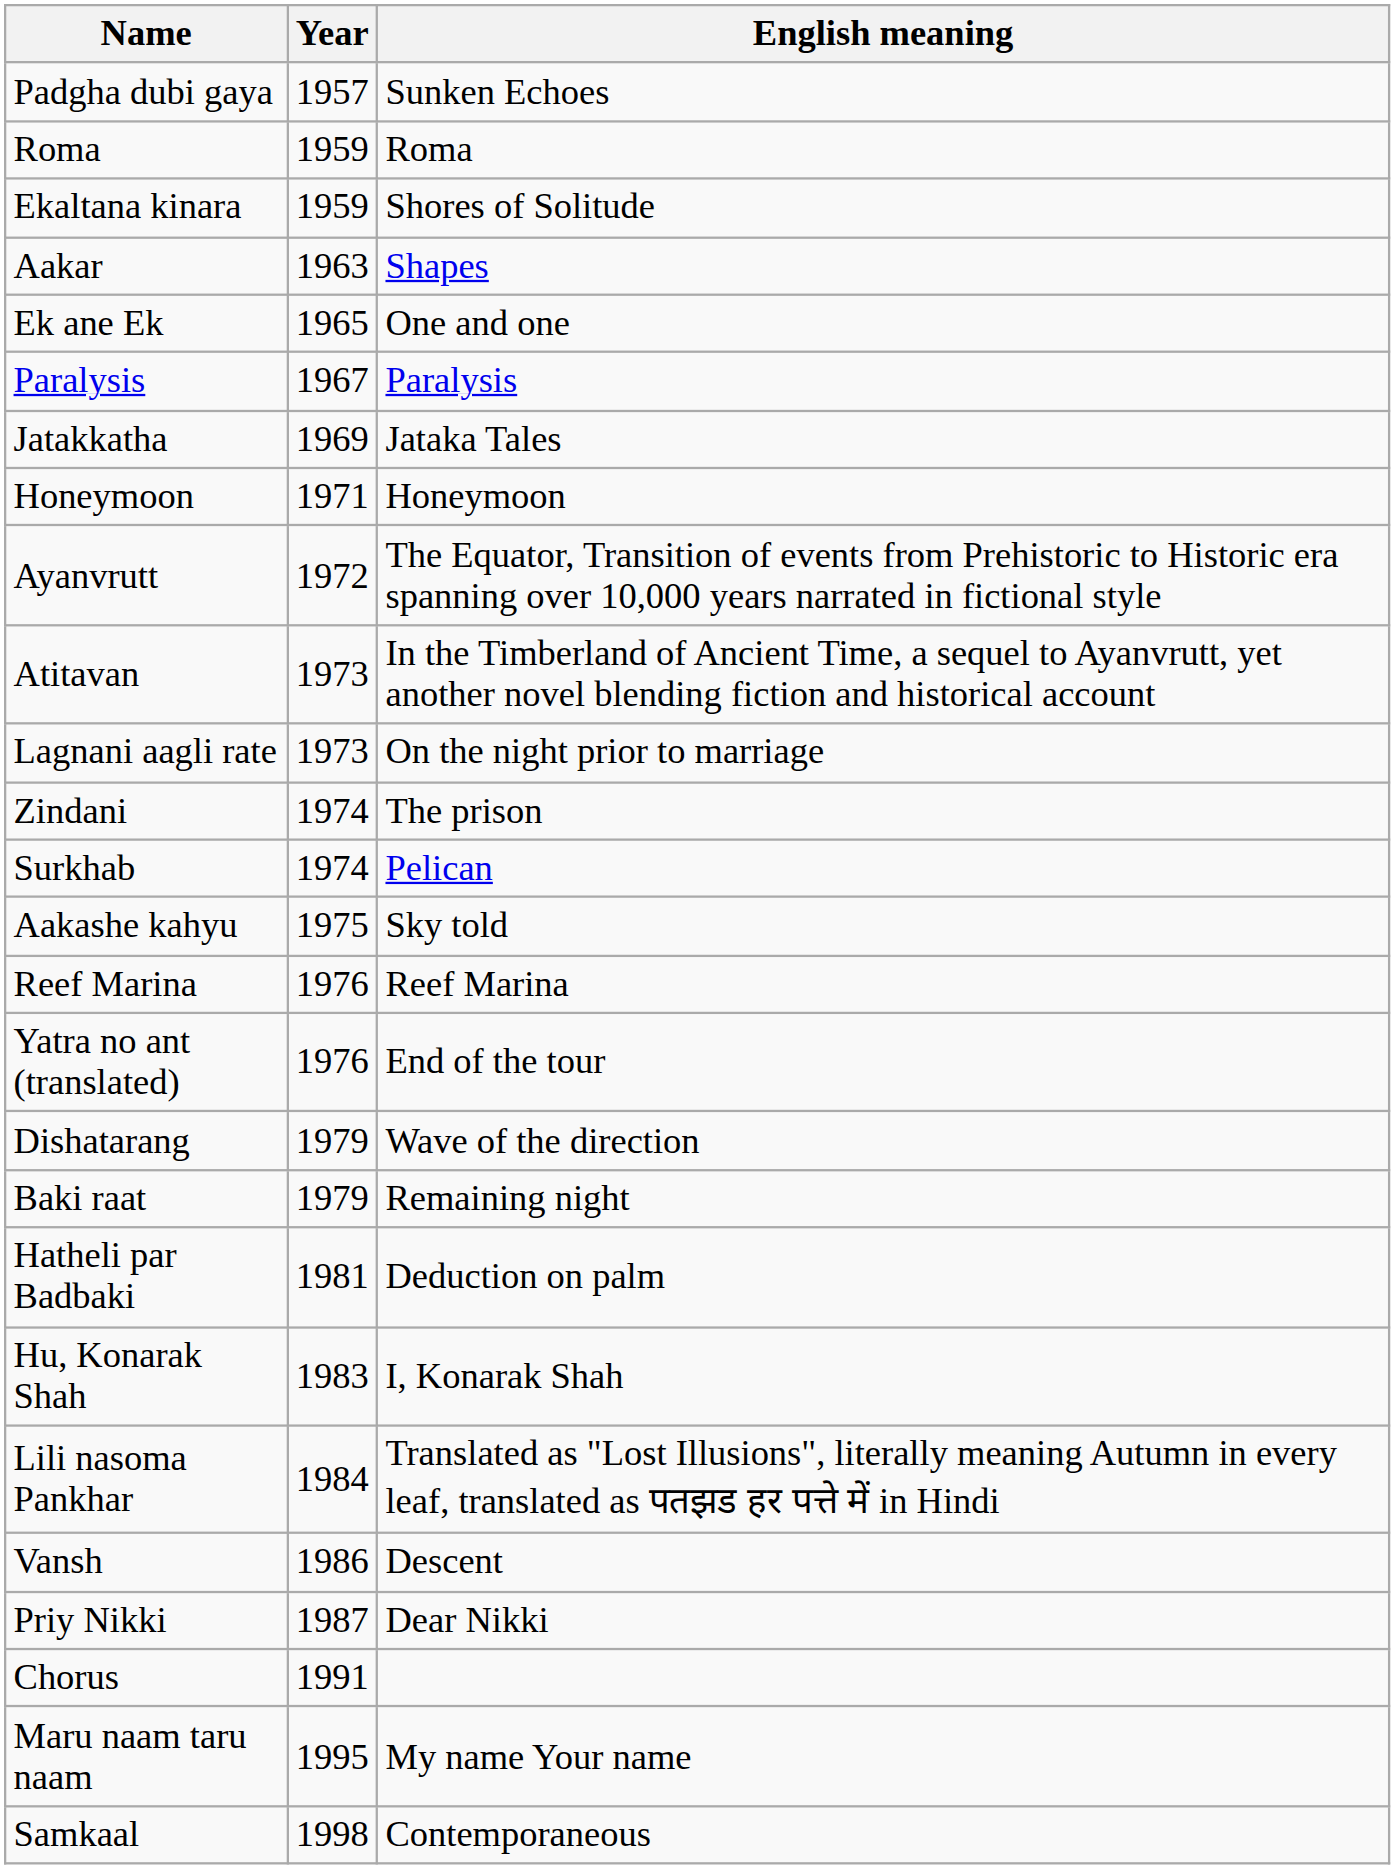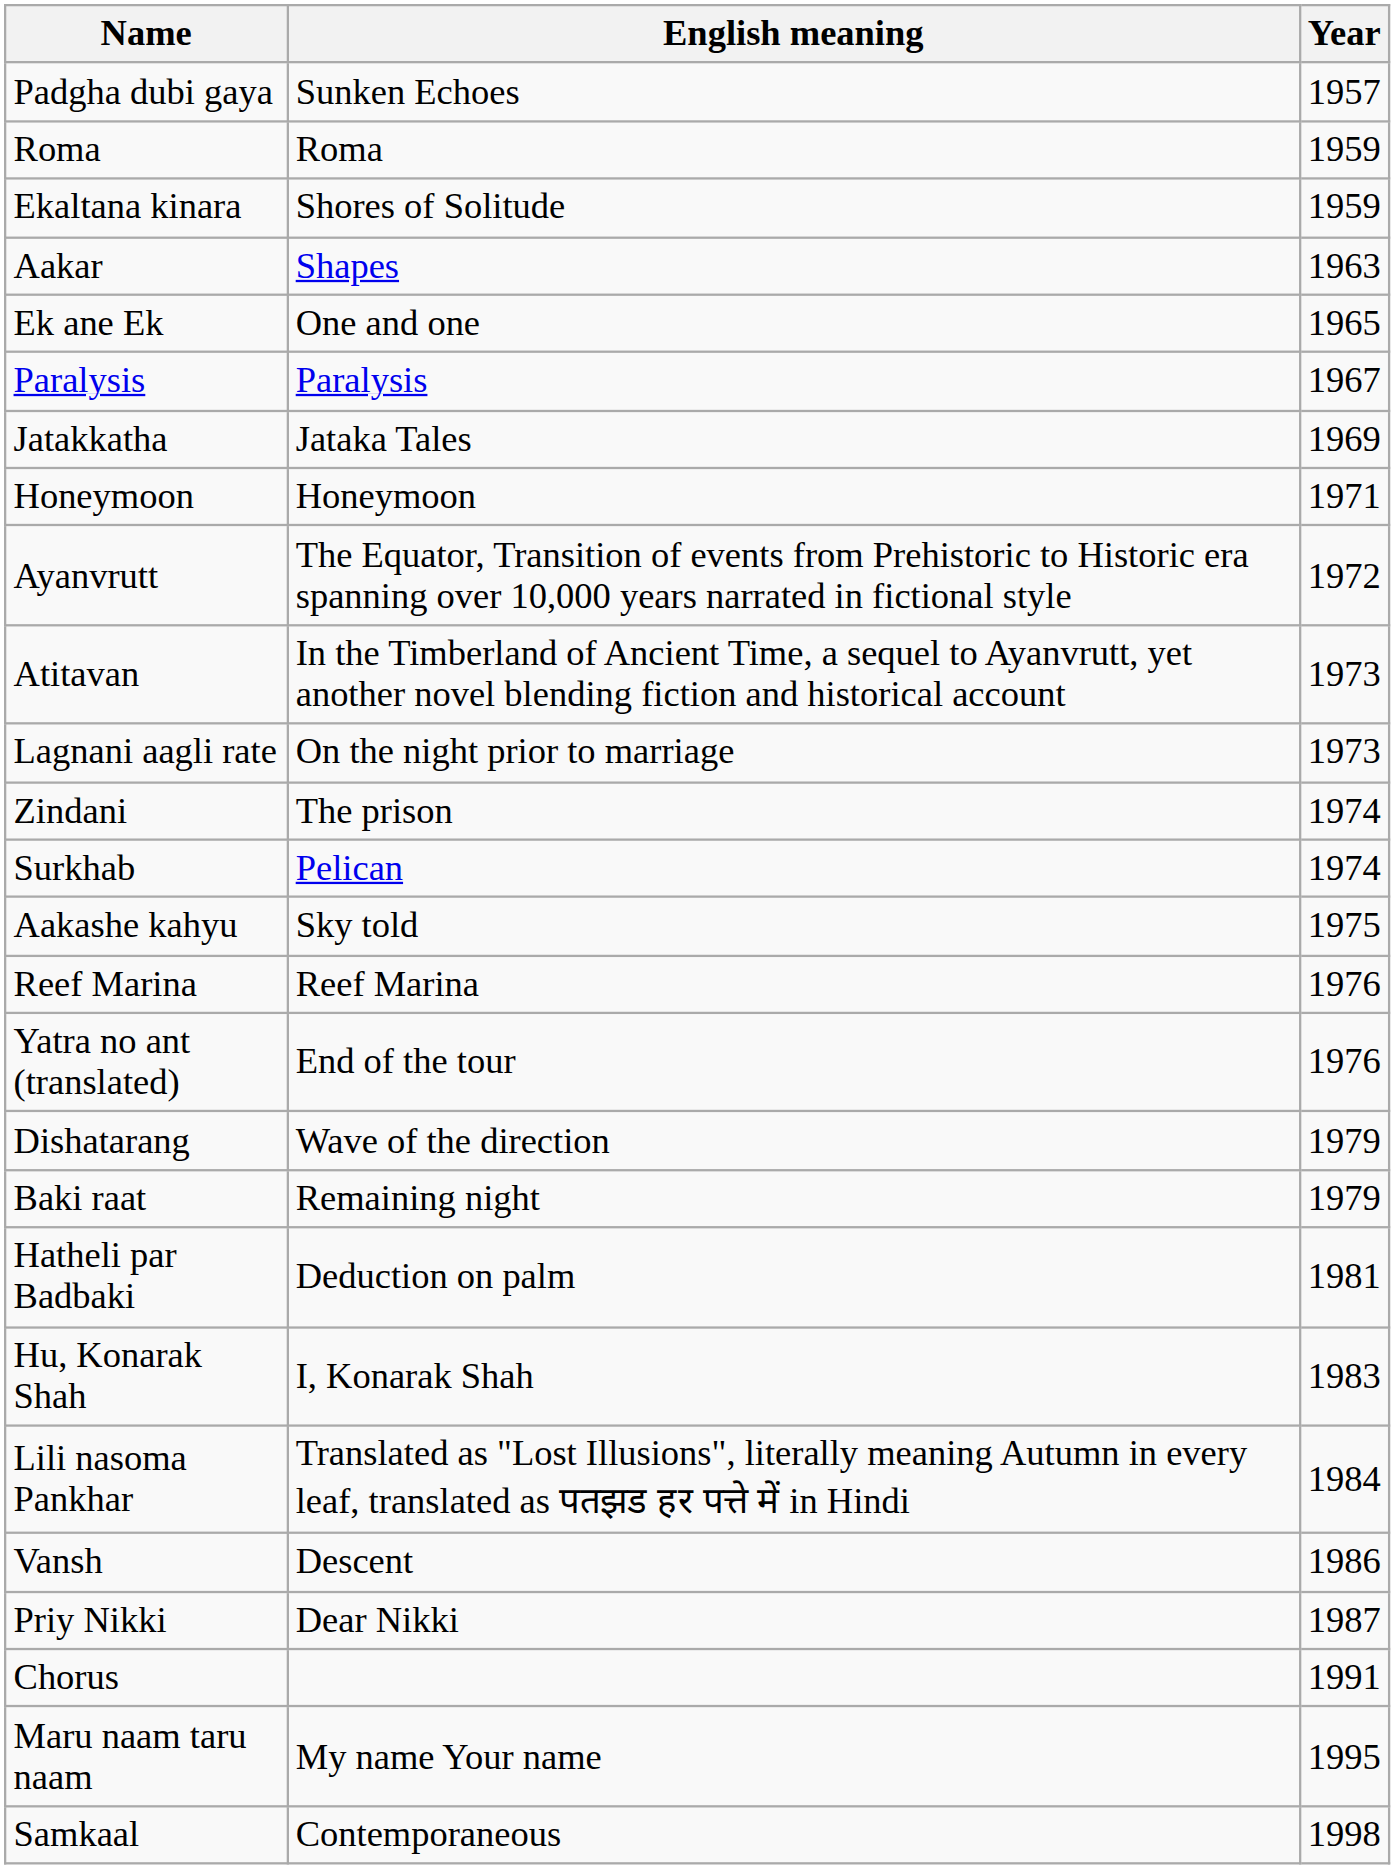columns swapped: (332, 33) <-> (883, 33)
